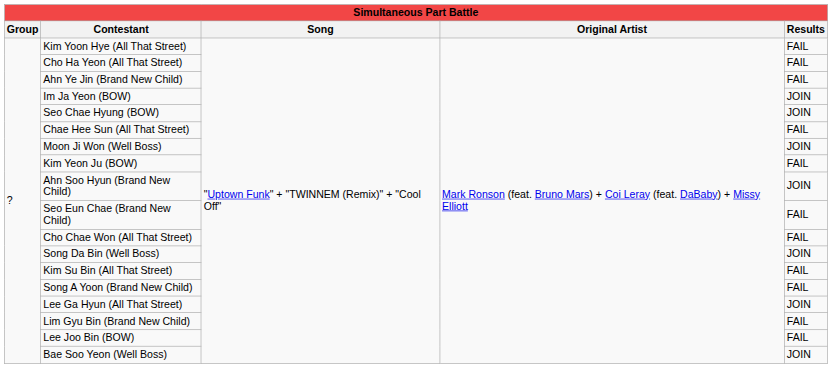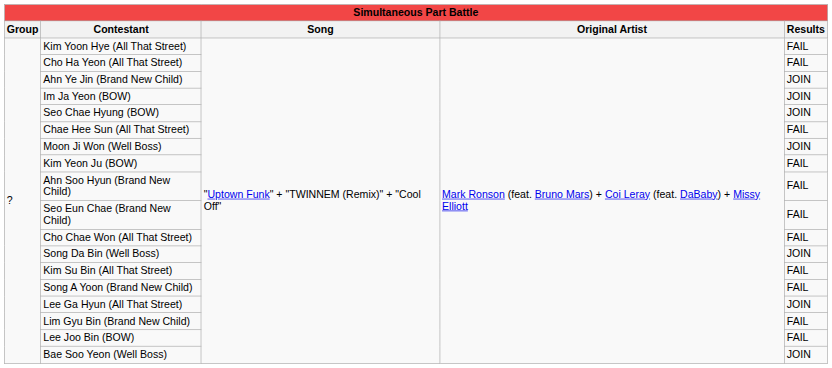(798, 79) FAIL -> (799, 79) JOIN
(799, 186) JOIN -> (798, 186) FAIL
